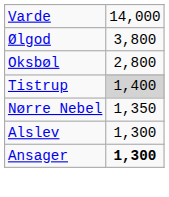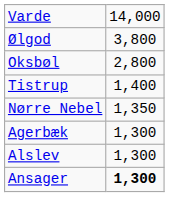(135, 86) lightgrey background -> (135, 86) no background
+ row: (38, 133)
